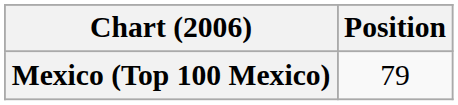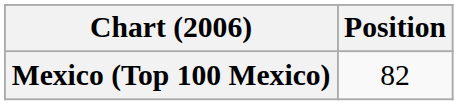(395, 74) 79 -> (395, 74) 82
